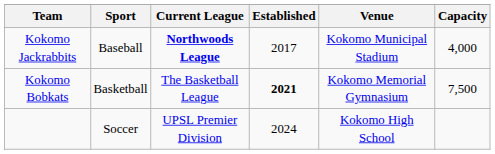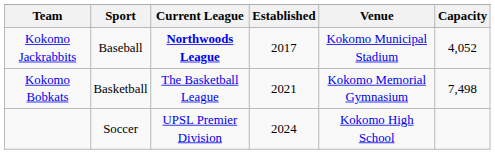(463, 48) 4,000 -> (463, 48) 4,052
(284, 88) bold -> (284, 88) normal
(463, 88) 7,500 -> (463, 88) 7,498
